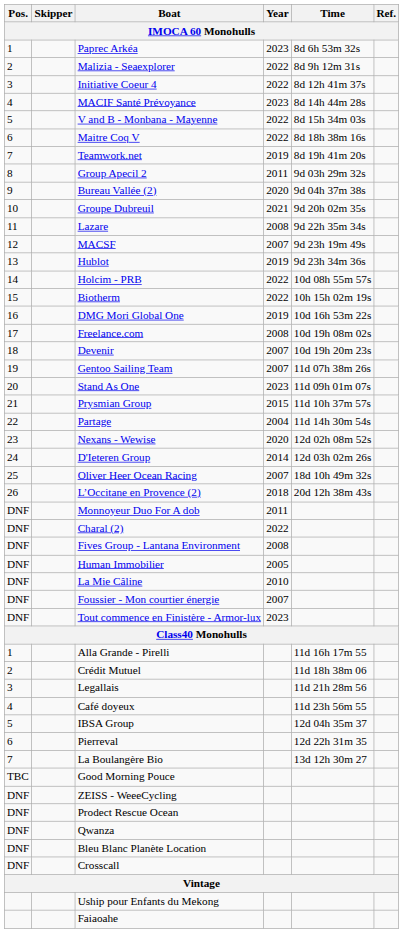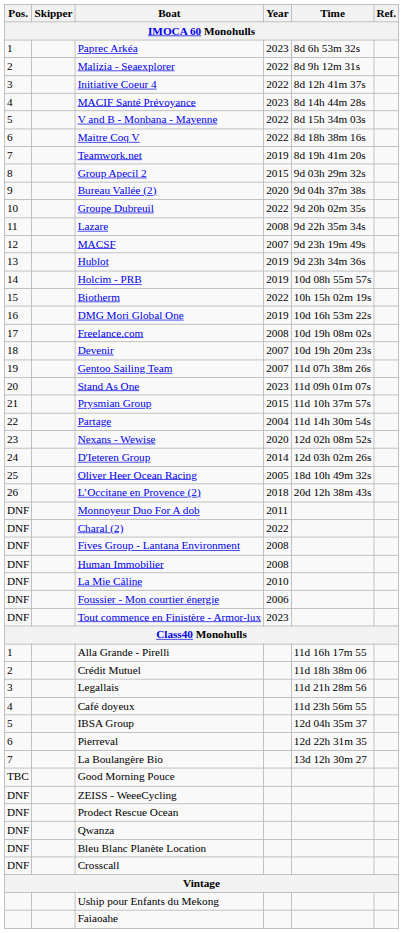(277, 173) 2011 -> (277, 173) 2015
(277, 208) 2021 -> (277, 208) 2022
(277, 279) 2022 -> (277, 279) 2019
(277, 475) 2007 -> (277, 475) 2005
(277, 564) 2005 -> (277, 564) 2008
(277, 599) 2007 -> (277, 599) 2006
